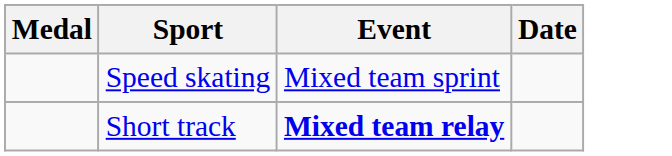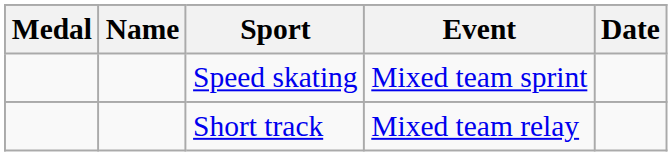+ column: (143, 28)
(394, 126) bold -> (475, 126) normal
